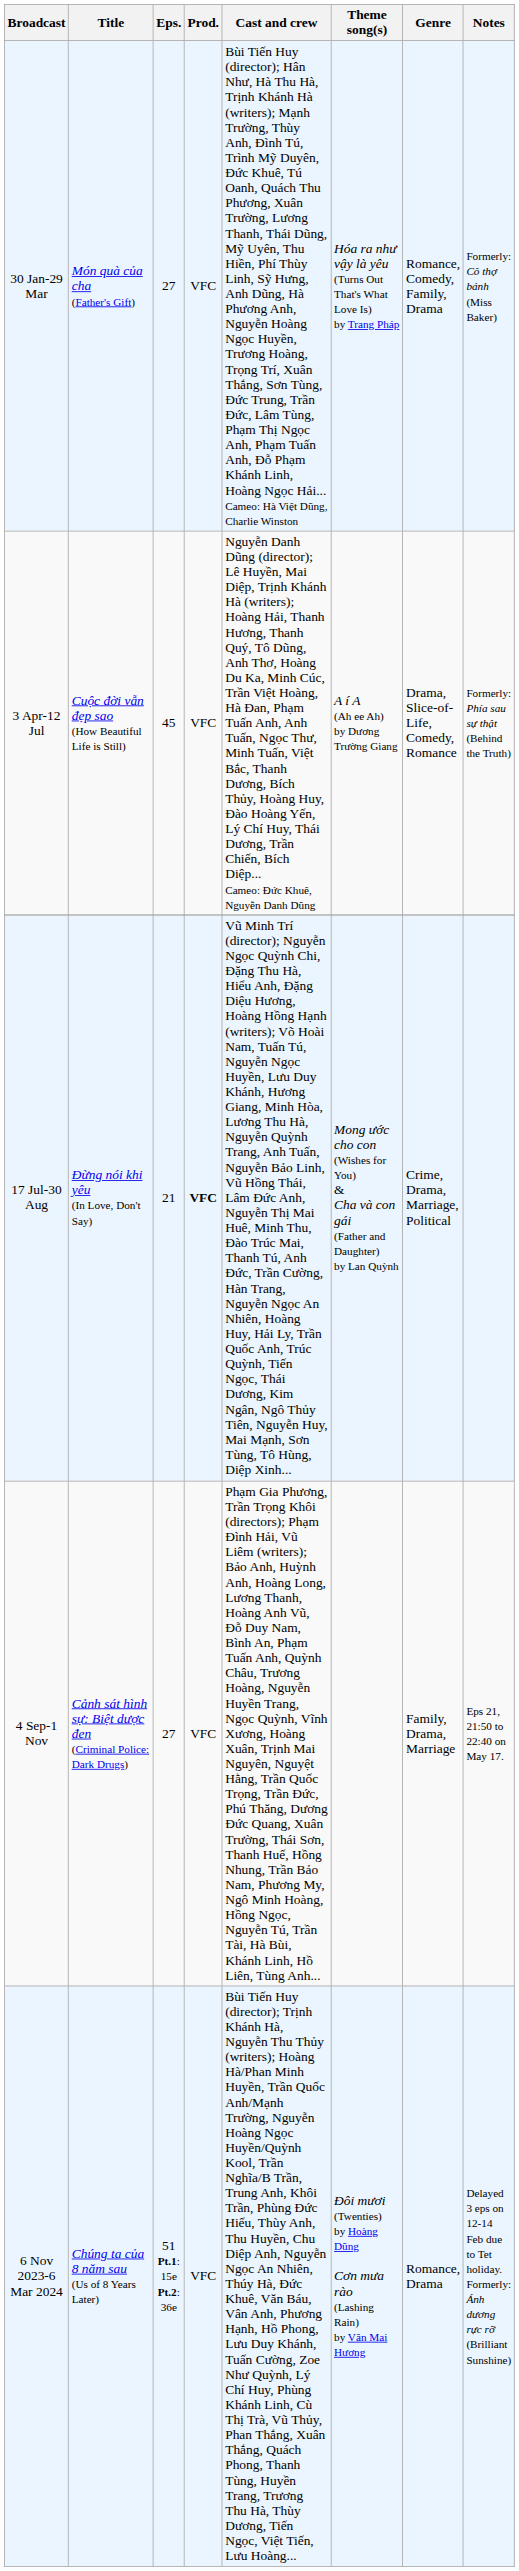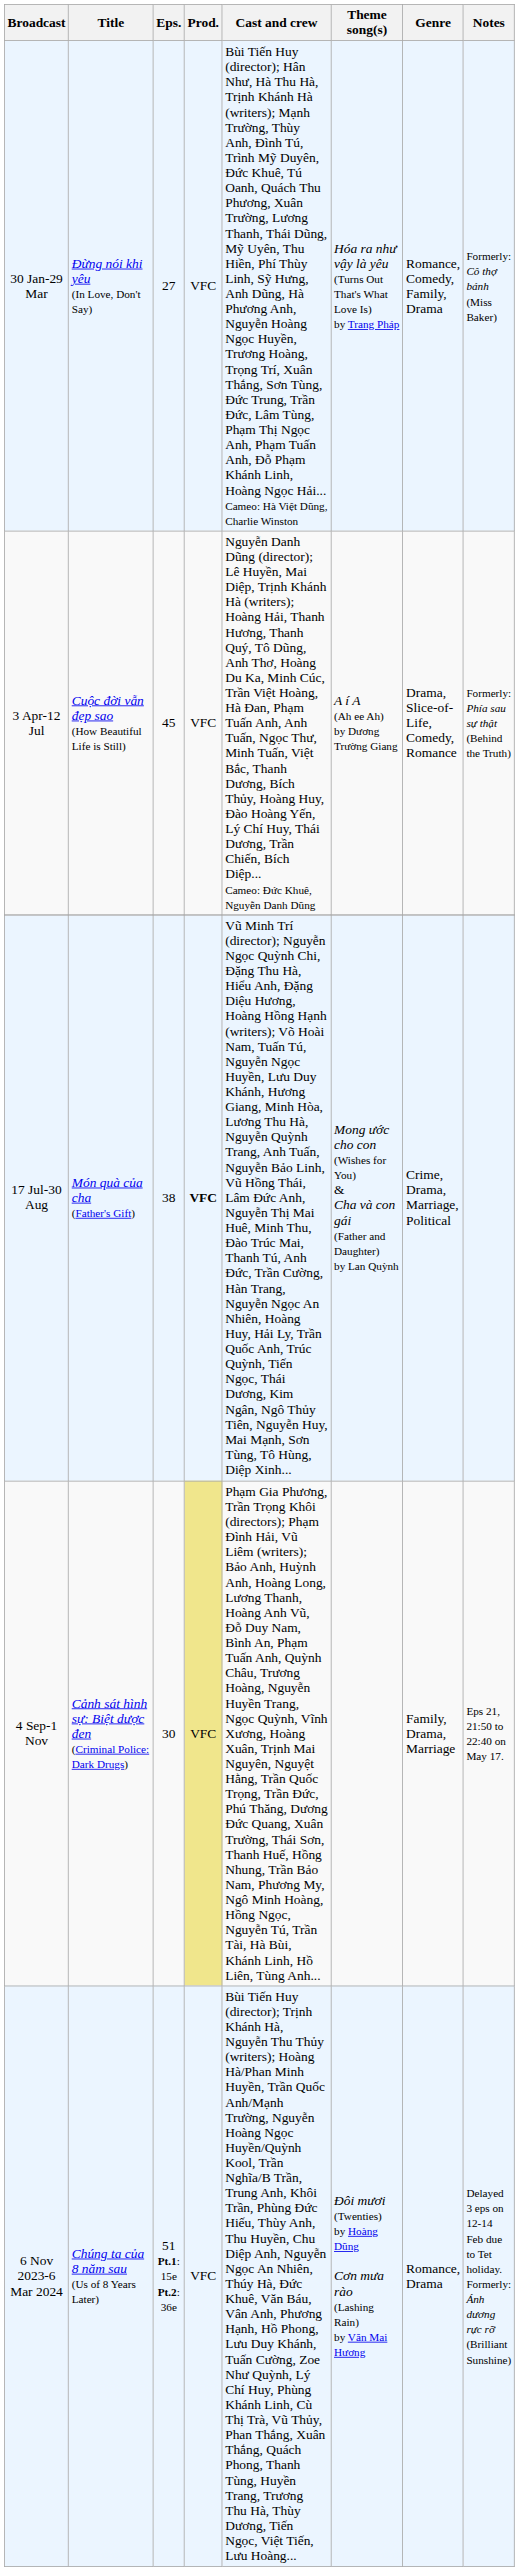(107, 285) Món quà của cha (Father's Gift) -> (107, 285) Đừng nói khi yêu (In Love, Don't Say)
(107, 1197) Đừng nói khi yêu (In Love, Don't Say) -> (107, 1197) Món quà của cha (Father's Gift)
(169, 1197) 21 -> (169, 1197) 38
(169, 1733) 27 -> (169, 1733) 30
(203, 1733) no background -> (203, 1733) khaki background
